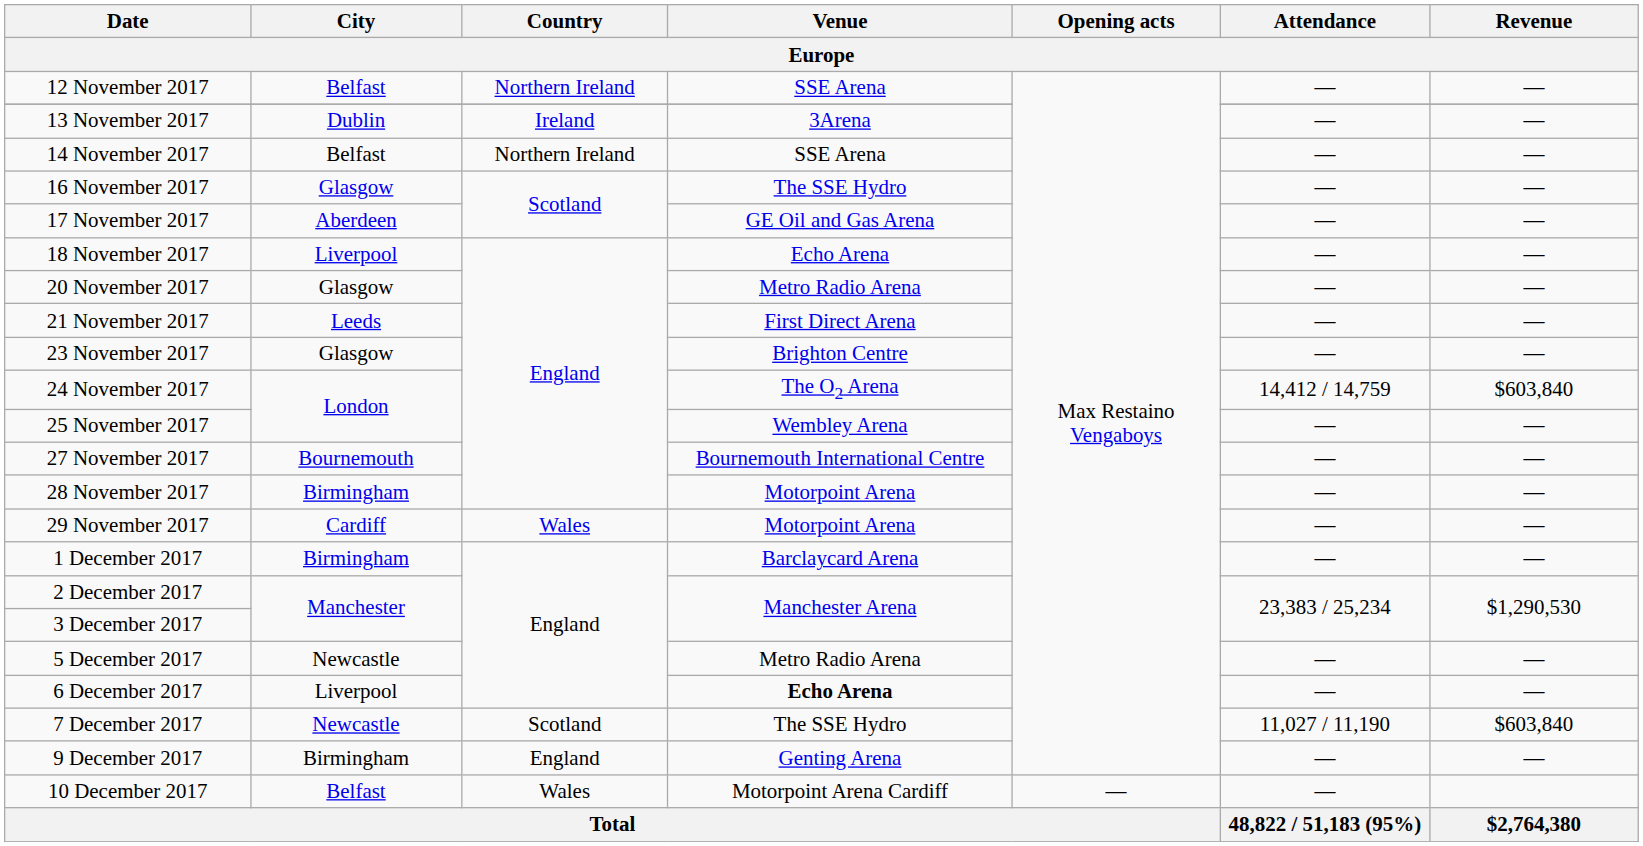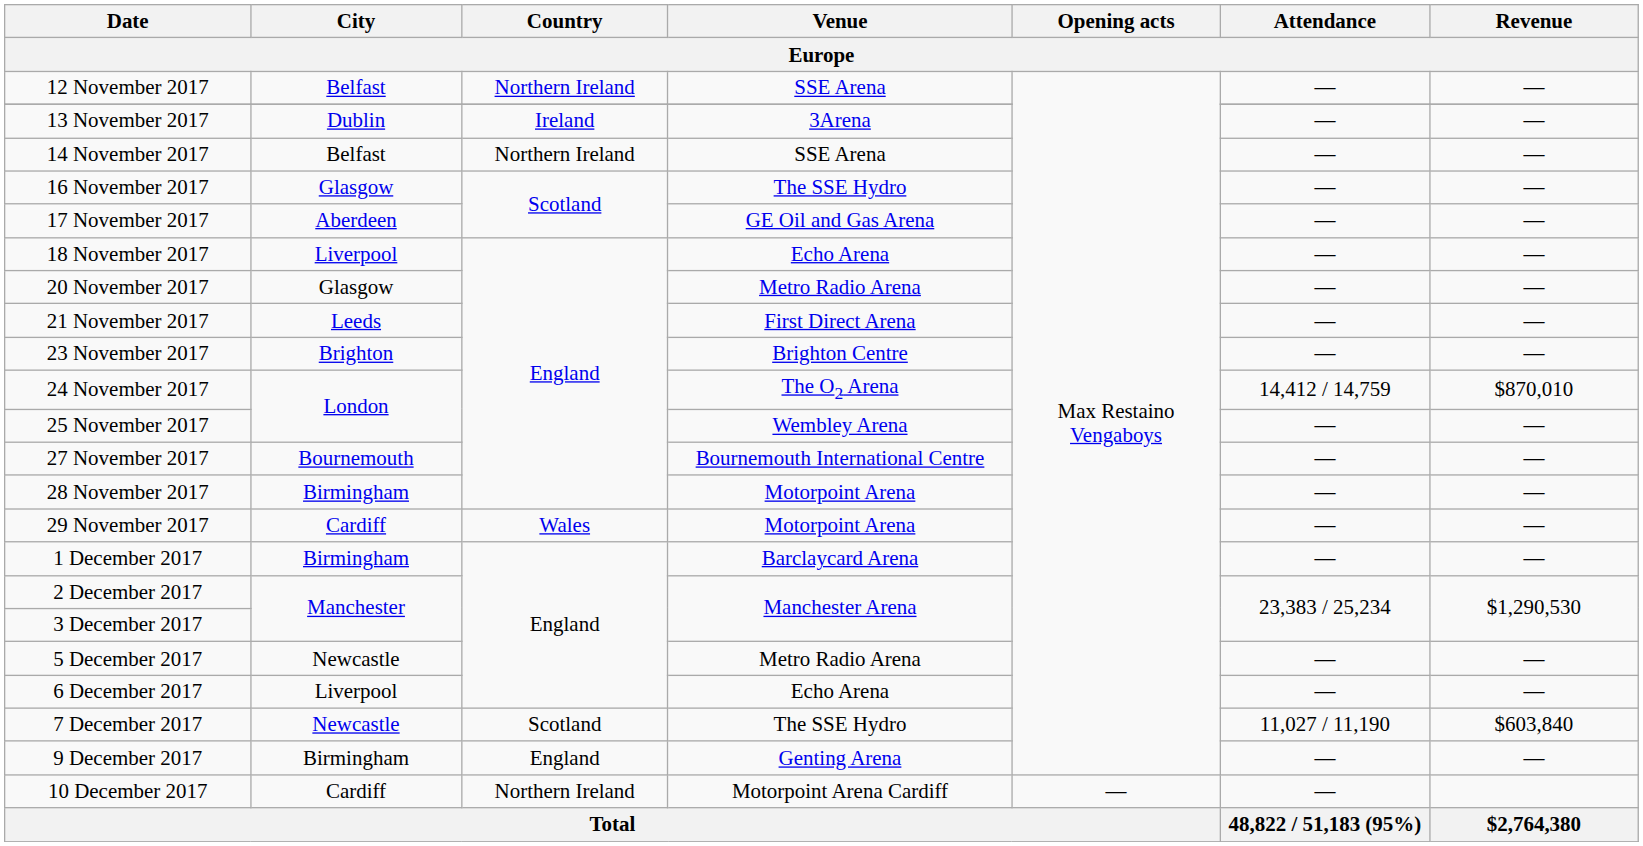(356, 353) Glasgow -> (356, 353) Brighton
(1534, 389) $603,840 -> (1534, 389) $870,010
(840, 691) bold -> (840, 691) normal
(356, 791) Belfast -> (356, 791) Cardiff
(565, 791) Wales -> (565, 791) Northern Ireland
